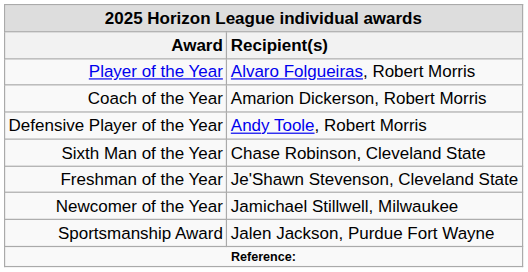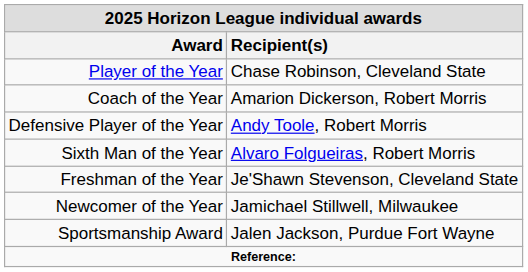(353, 72) Alvaro Folgueiras, Robert Morris -> (358, 72) Chase Robinson, Cleveland State
(358, 153) Chase Robinson, Cleveland State -> (353, 153) Alvaro Folgueiras, Robert Morris
